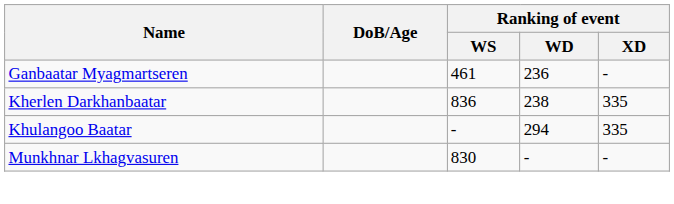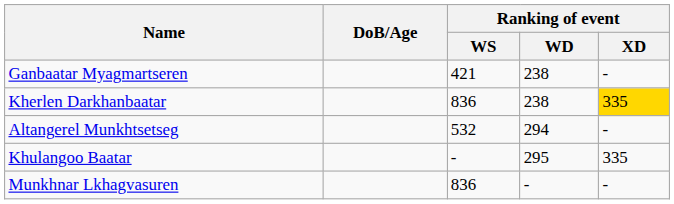(464, 74) 461 -> (464, 74) 421
(536, 74) 236 -> (536, 74) 238
(615, 102) no background -> (615, 102) gold background
+ row: (93, 129)
(536, 129) 294 -> (536, 157) 295
(464, 157) 830 -> (464, 185) 836
